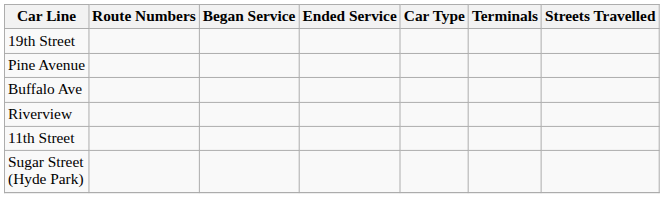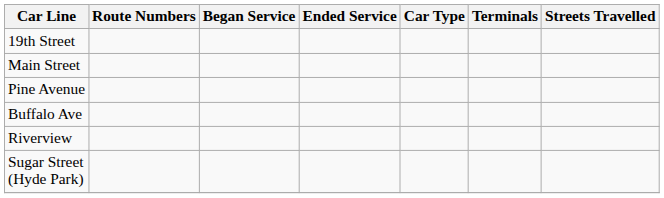+ row: (44, 65)
- row: (41, 138)
